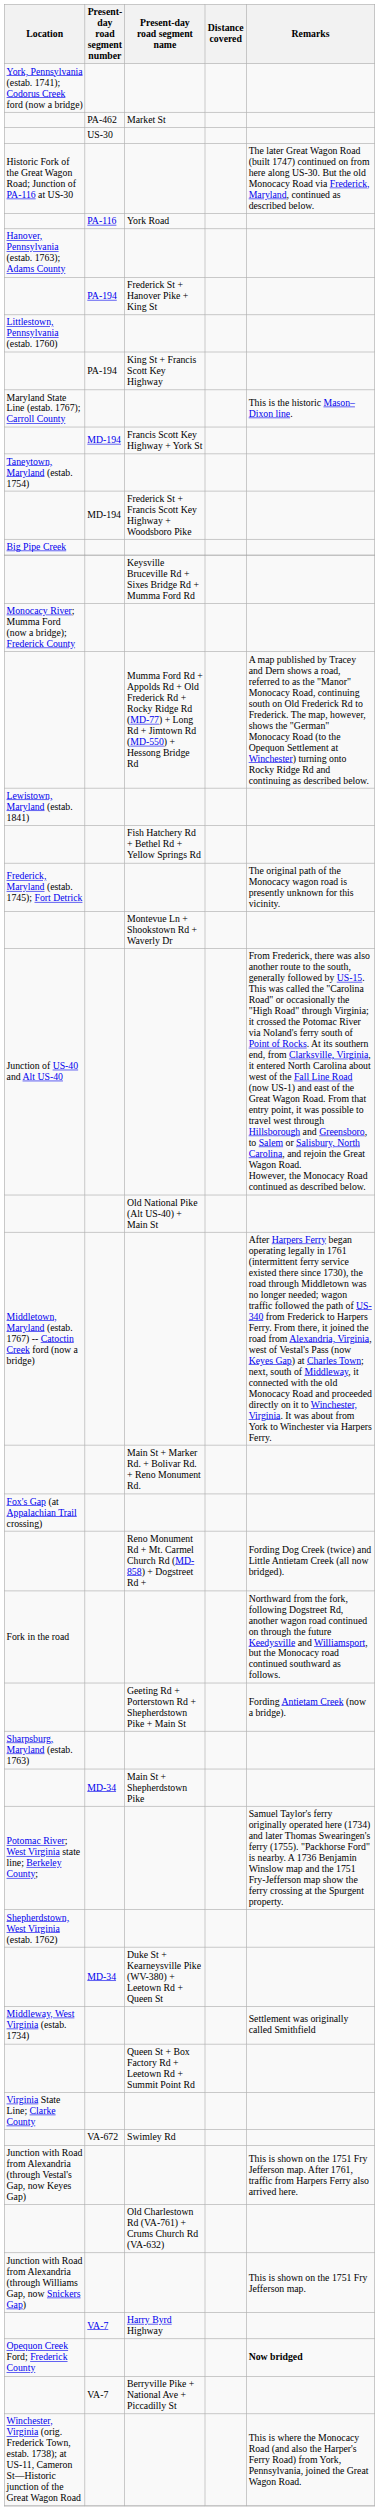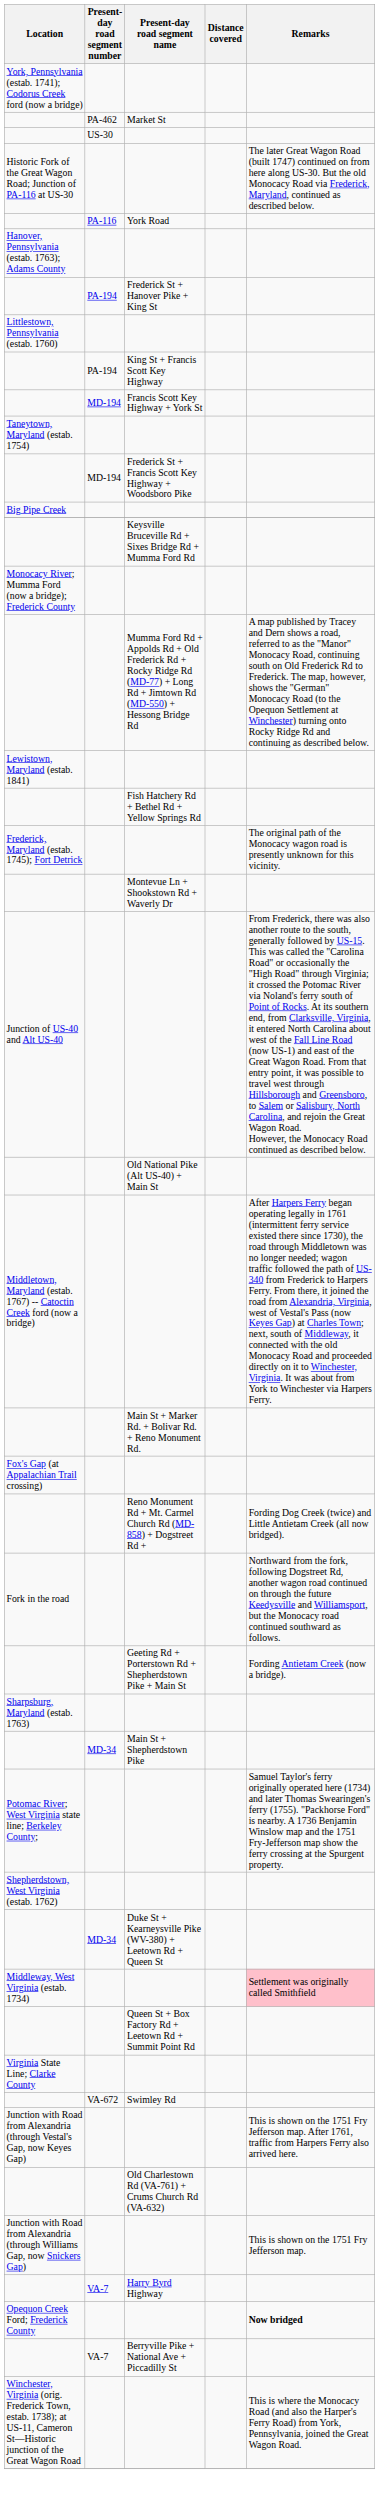- row: (44, 408)
(299, 2025) no background -> (299, 1987) pink background
